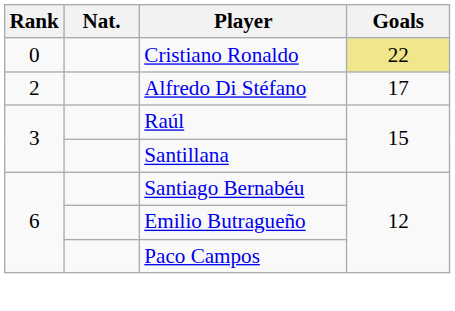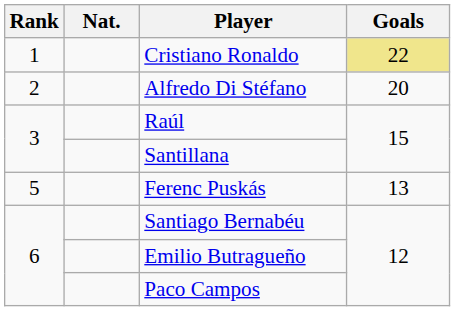(34, 54) 0 -> (34, 54) 1
(398, 88) 17 -> (398, 88) 20
+ row: (205, 188)
